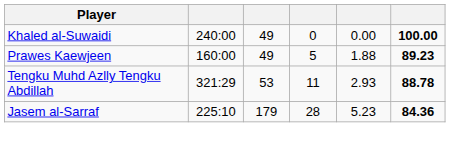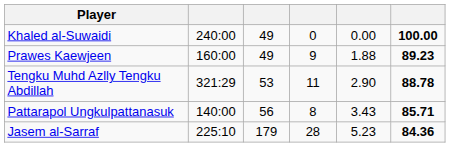(313, 55) 5 -> (313, 55) 9
(363, 83) 2.93 -> (363, 83) 2.90
+ row: (91, 111)
